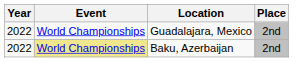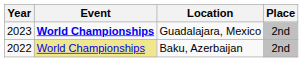(19, 31) 2022 -> (19, 31) 2023
(91, 31) normal -> (95, 31) bold
